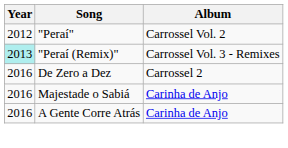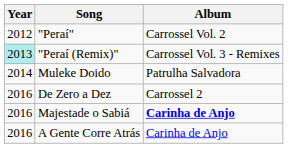+ row: (74, 73)
(187, 93) normal -> (190, 113) bold
